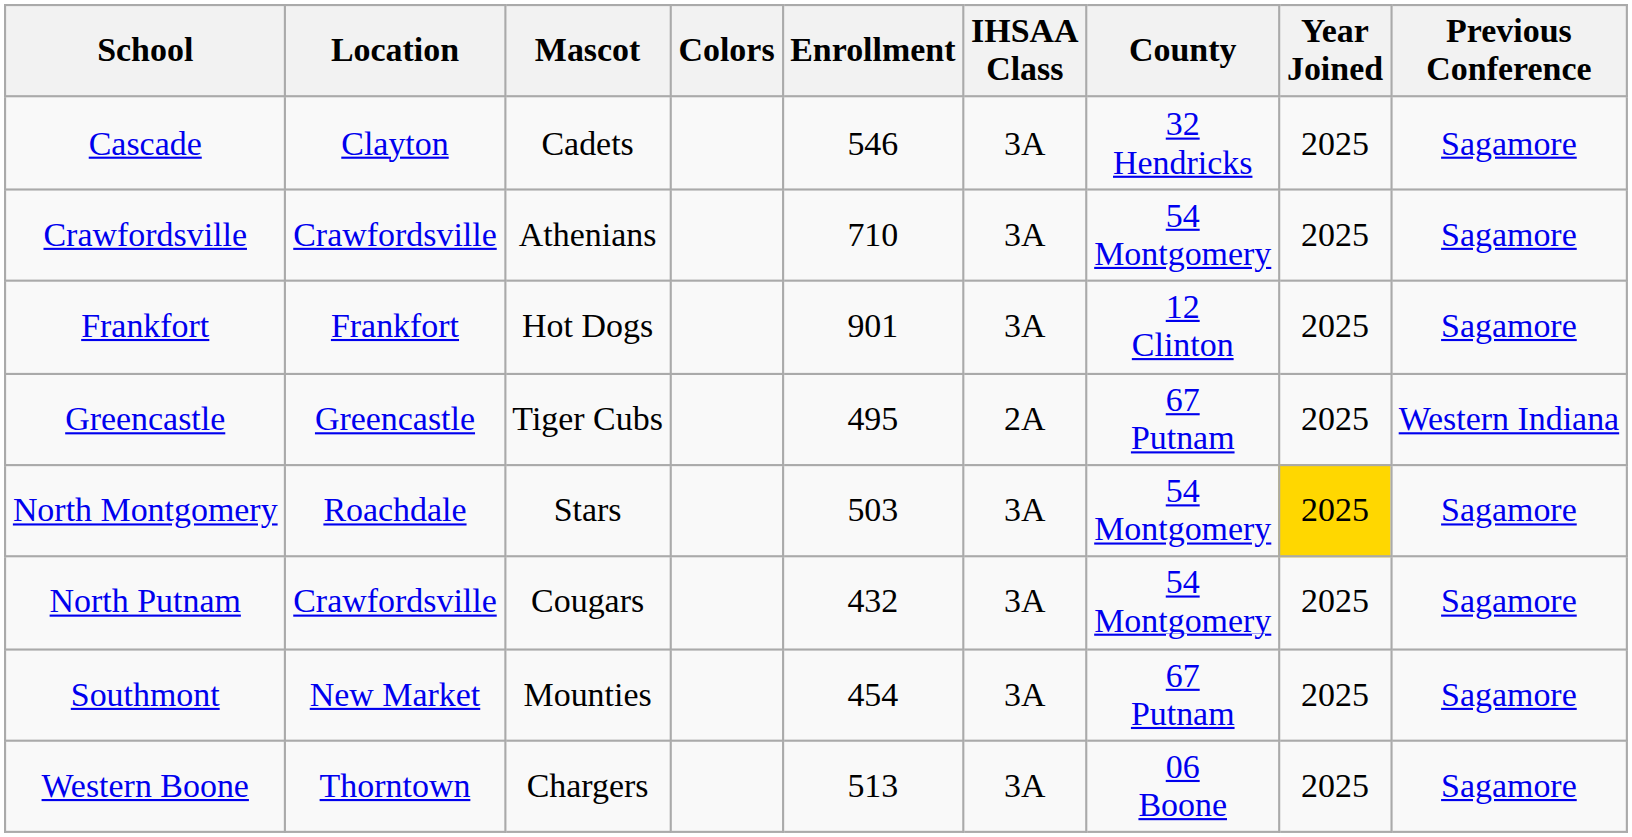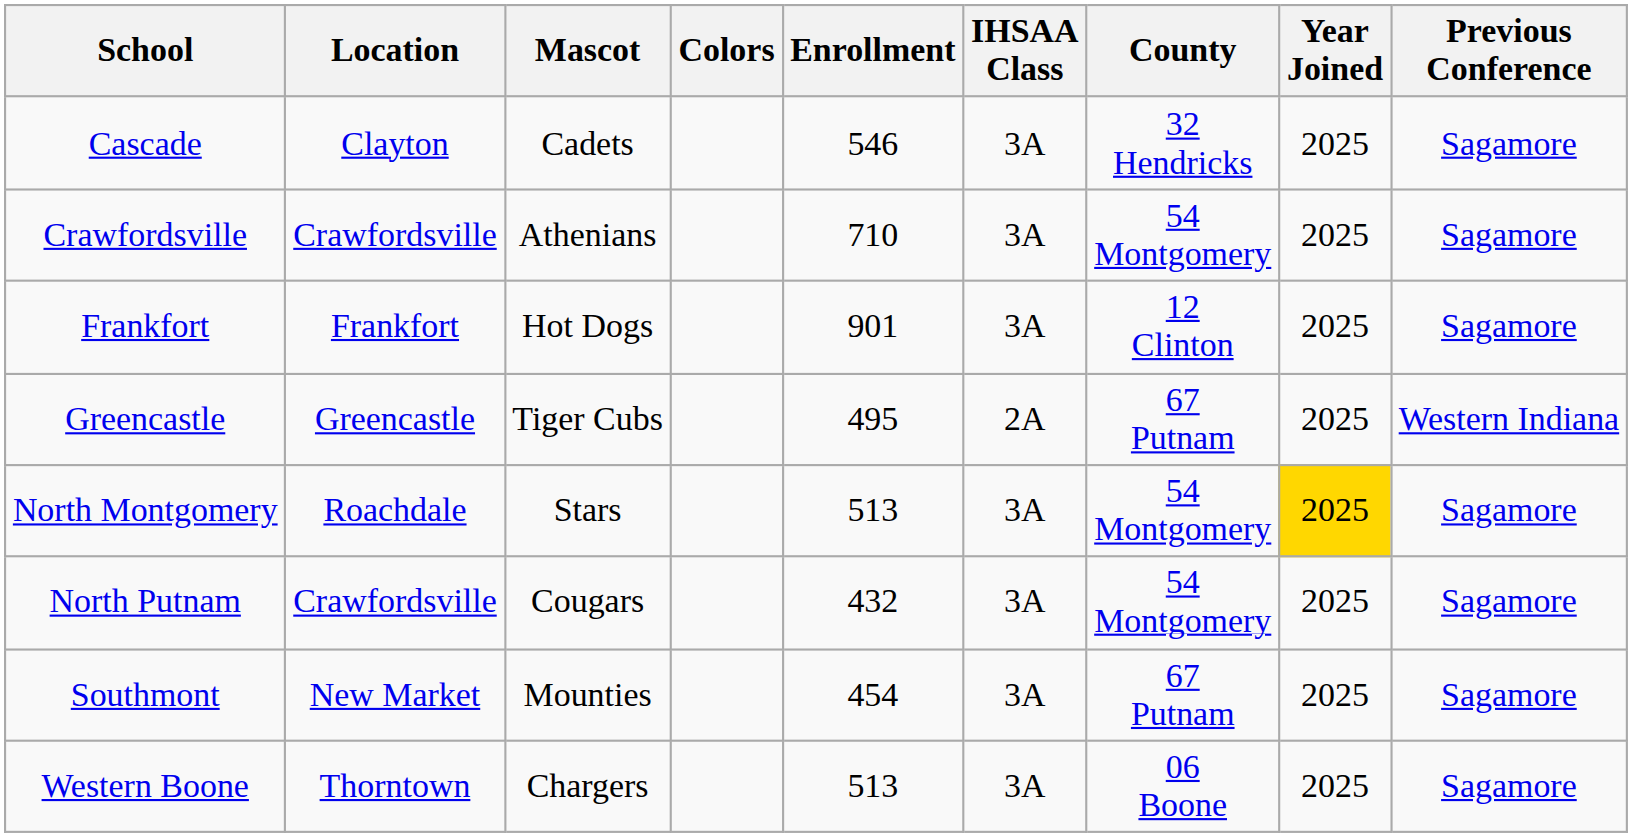(873, 510) 503 -> (873, 510) 513
